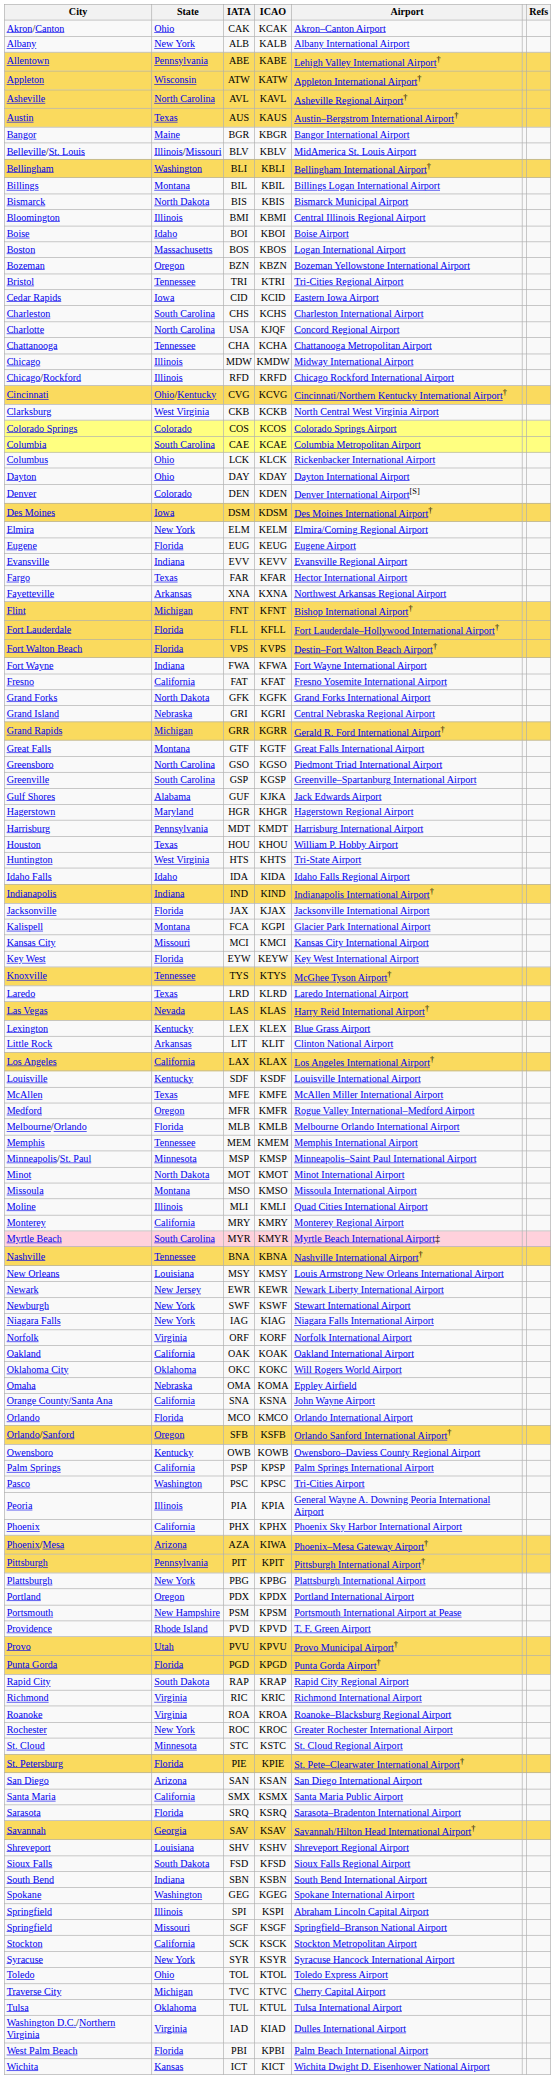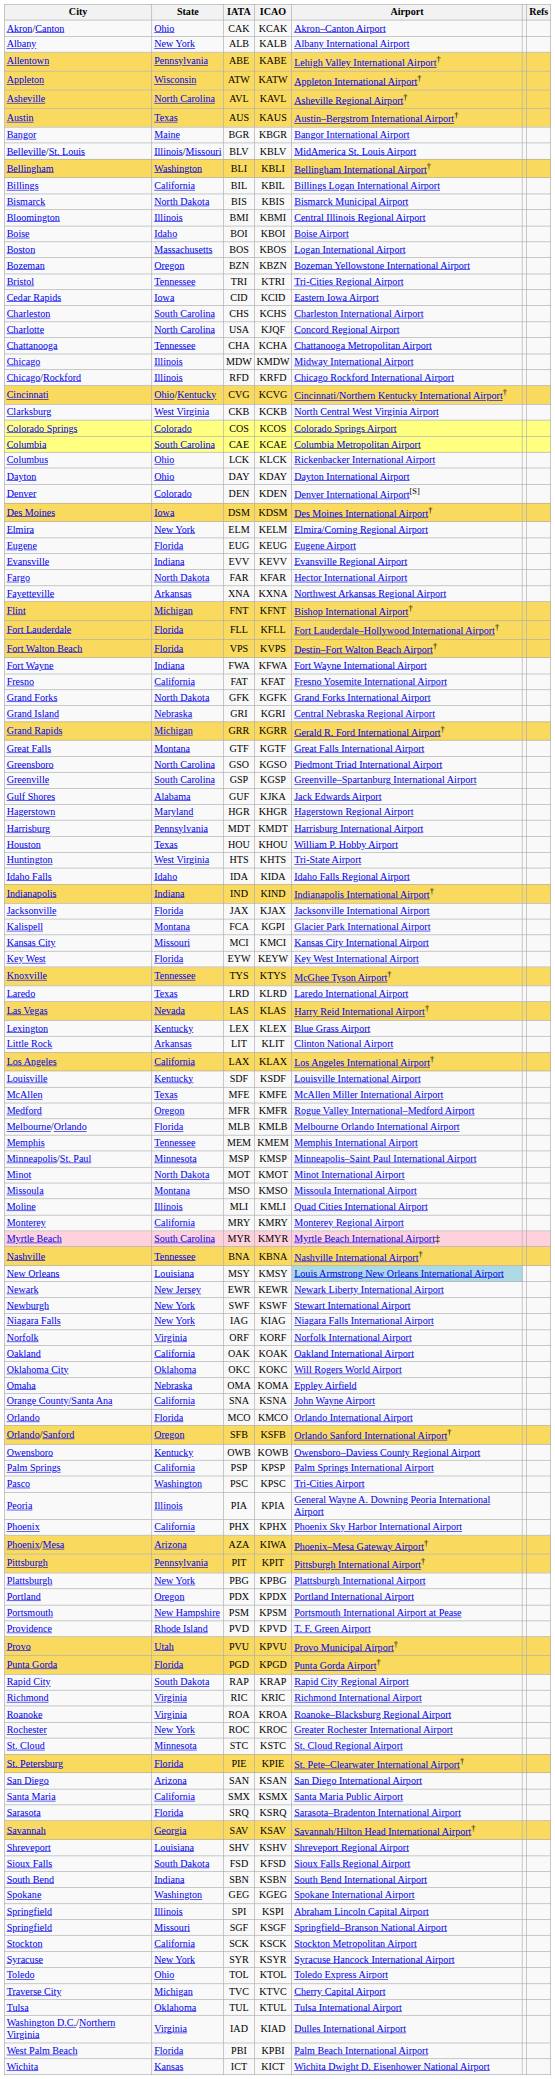(172, 185) Montana -> (175, 185) California
(166, 577) Texas -> (182, 577) North Dakota
(399, 1273) no background -> (399, 1273) lightblue background
